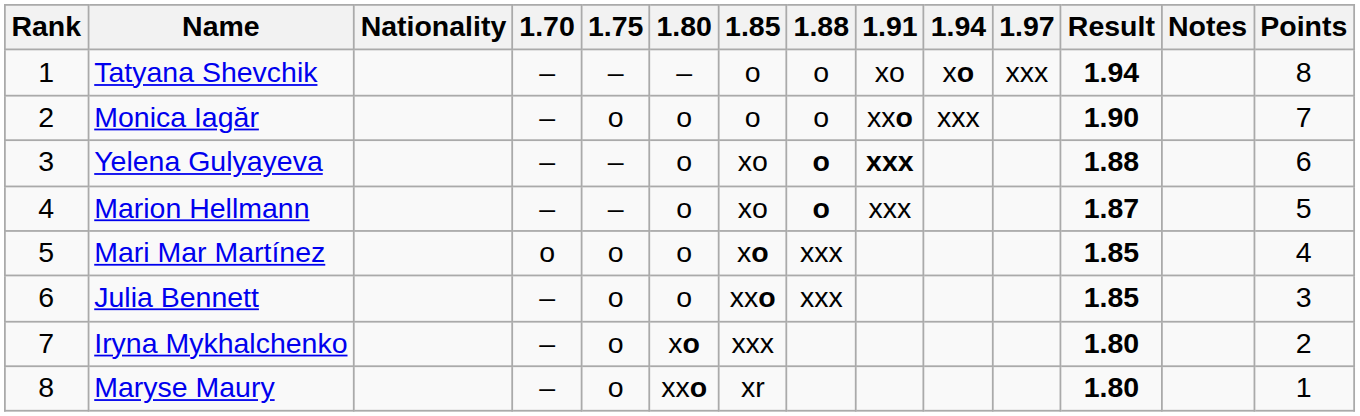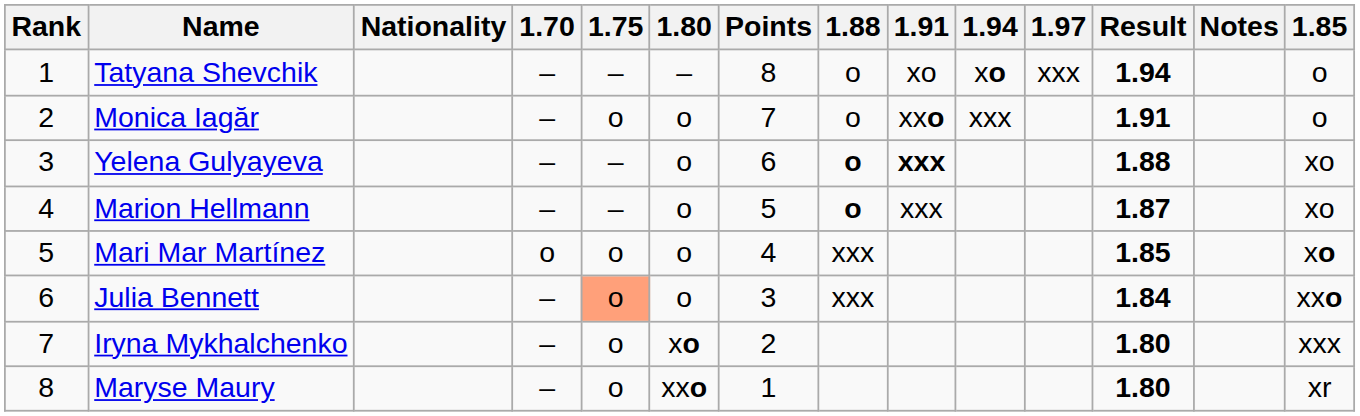columns swapped: (753, 27) <-> (1304, 27)
(1111, 117) 1.90 -> (1143, 117) 1.91
(616, 298) no background -> (616, 298) lightsalmon background
(1111, 298) 1.85 -> (1143, 298) 1.84
